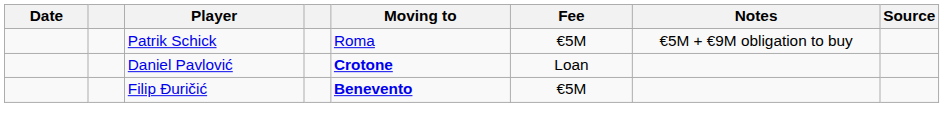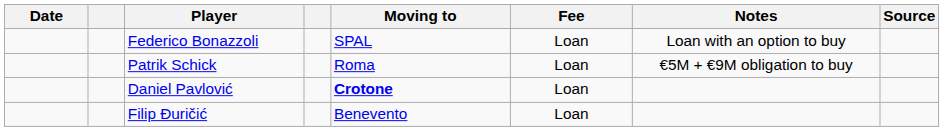+ row: (193, 41)
(571, 41) €5M -> (571, 65) Loan
(373, 89) bold -> (371, 114) normal
(571, 89) €5M -> (571, 114) Loan
